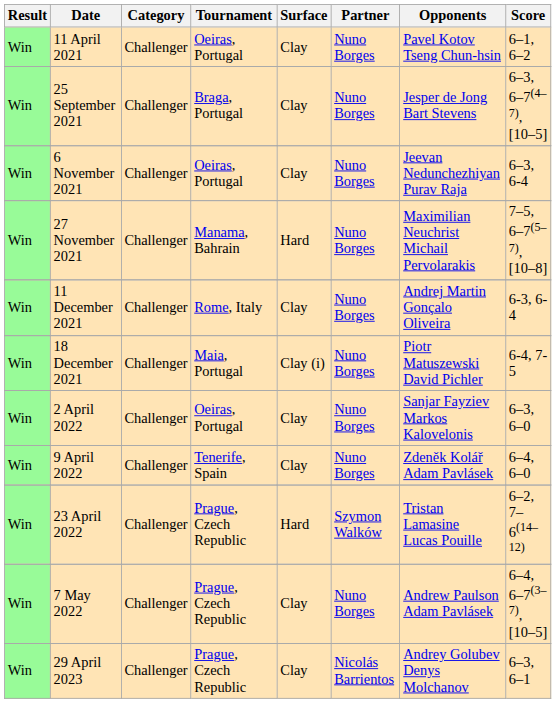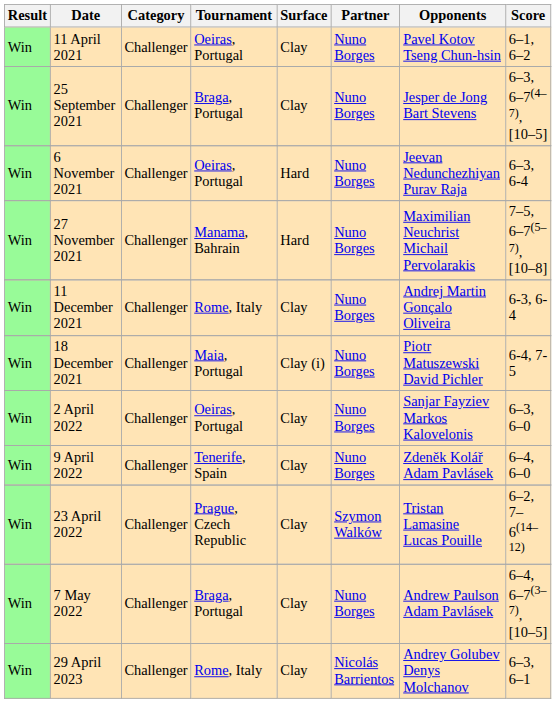(294, 173) Clay -> (295, 173) Hard
(295, 524) Hard -> (294, 524) Clay
(220, 603) Prague, Czech Republic -> (219, 603) Braga, Portugal
(220, 670) Prague, Czech Republic -> (228, 670) Rome, Italy
